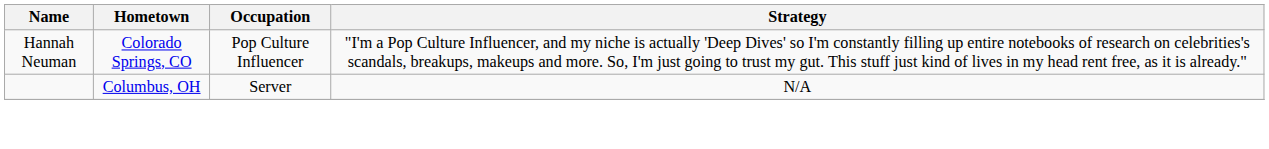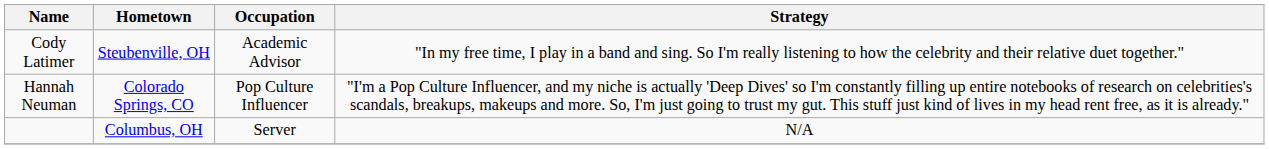+ row: (49, 52)
